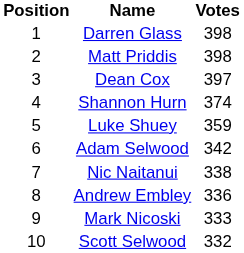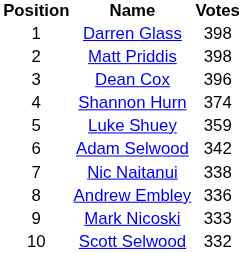(218, 79) 397 -> (218, 79) 396
